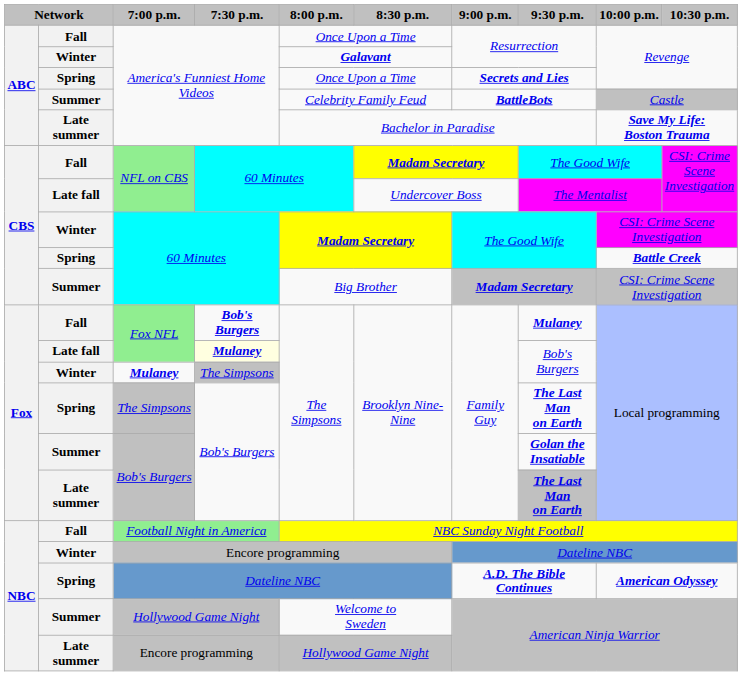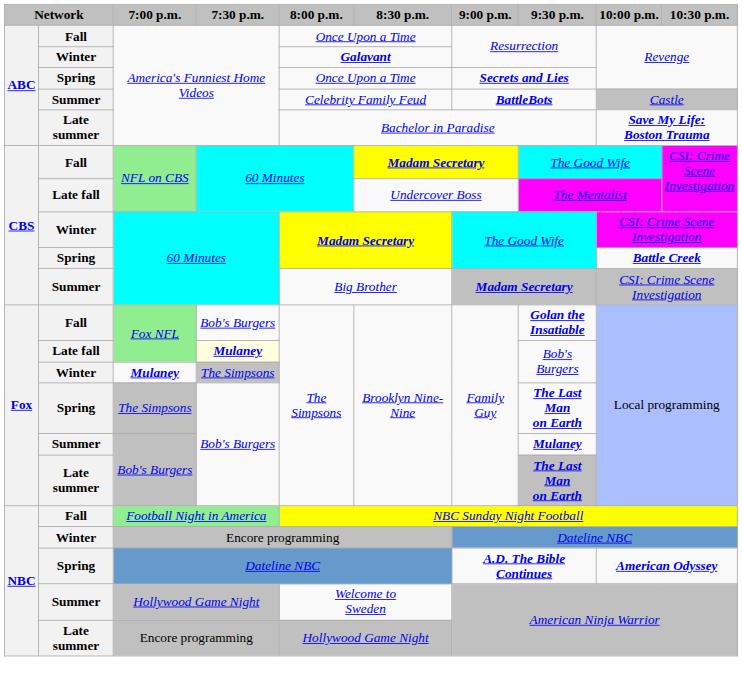(237, 322) bold -> (238, 322) normal
(557, 322) Mulaney -> (557, 322) Golan the Insatiable
(557, 451) Golan the Insatiable -> (557, 444) Mulaney
